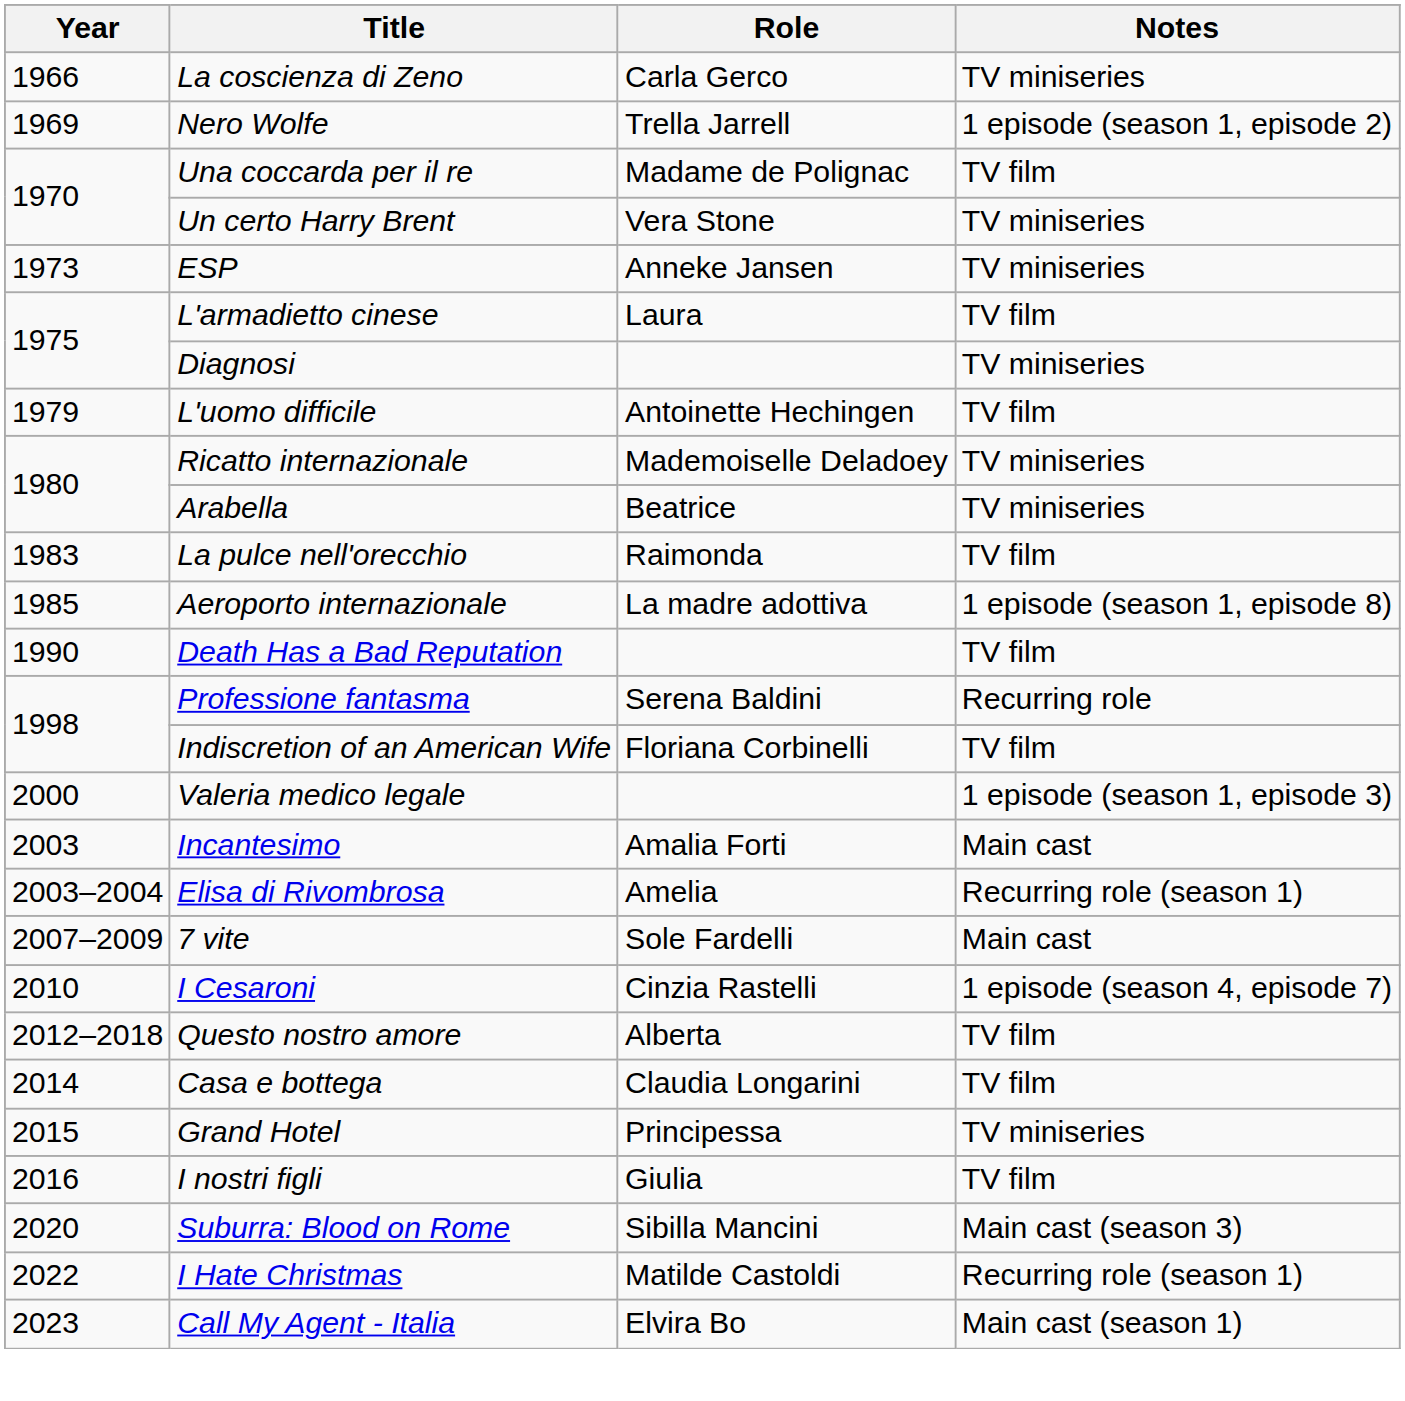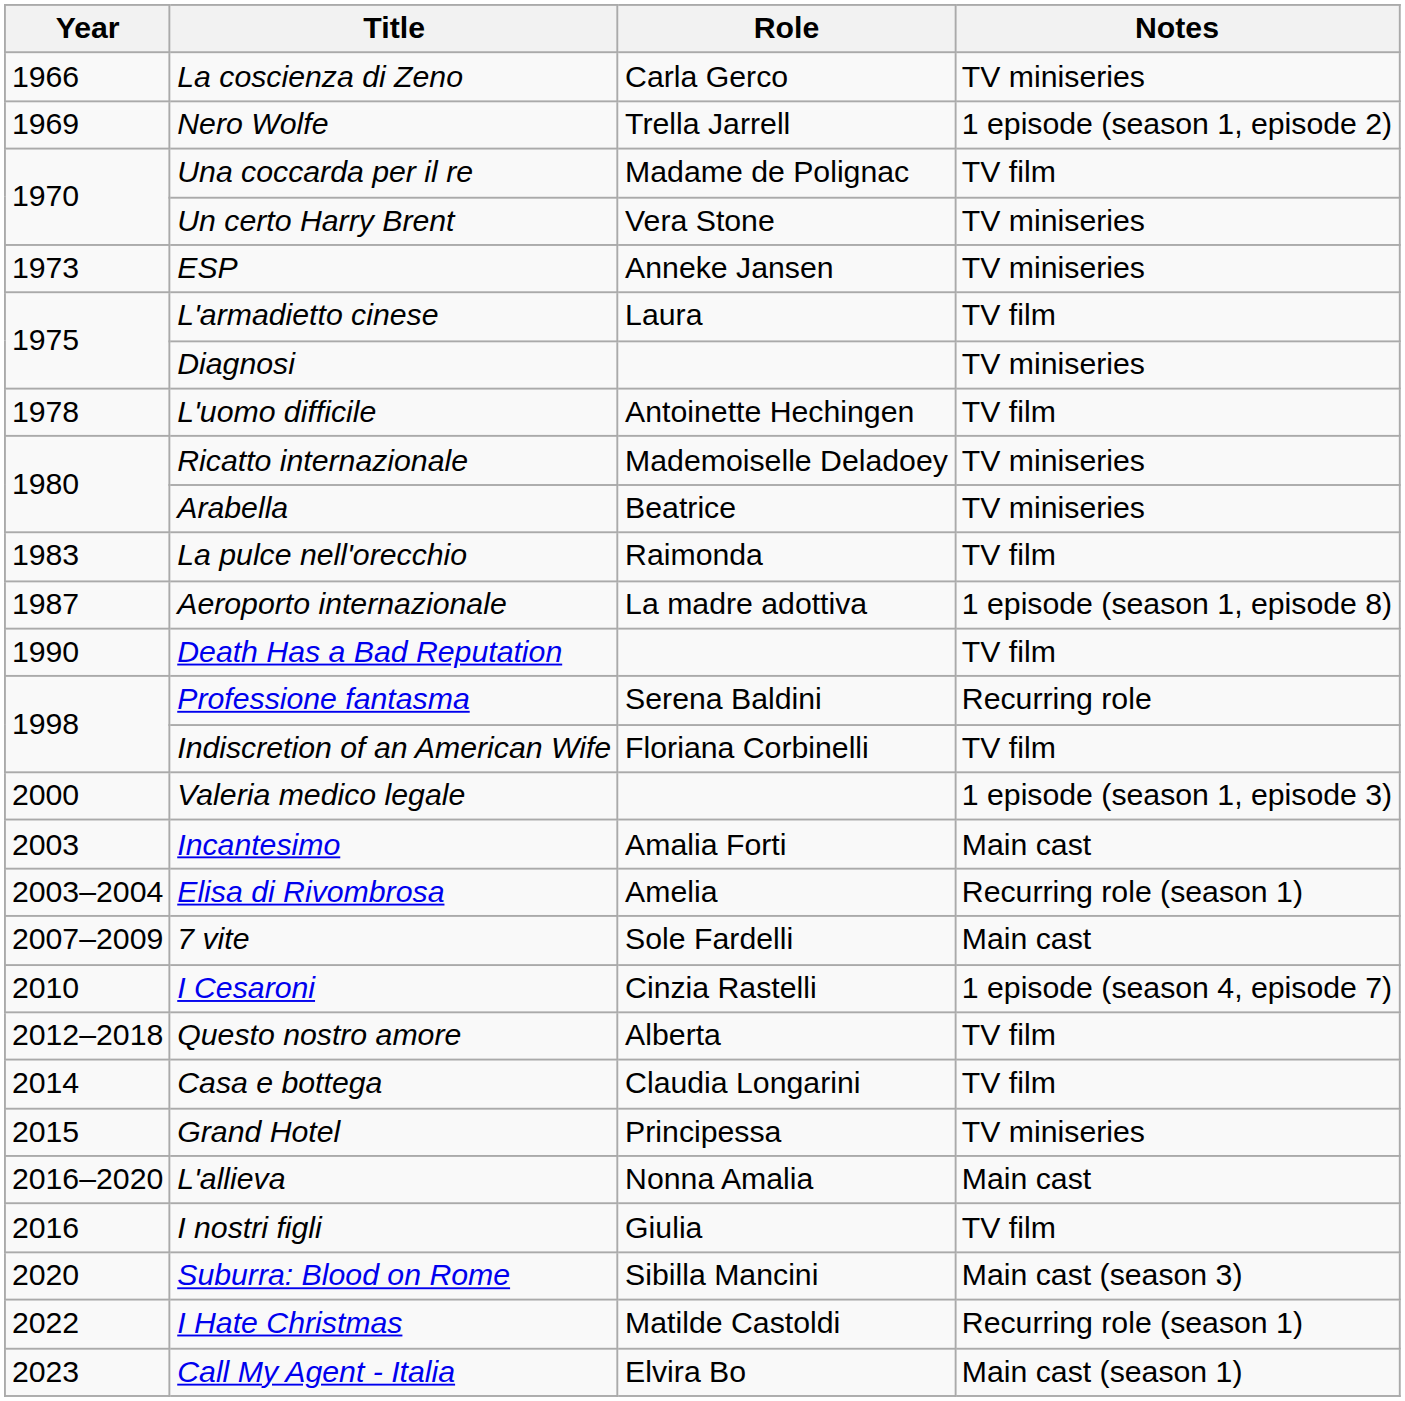(46, 412) 1979 -> (46, 412) 1978
(46, 603) 1985 -> (46, 603) 1987
+ row: (231, 1179)
